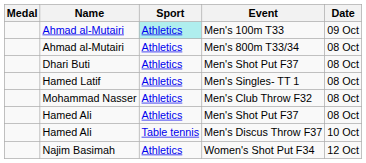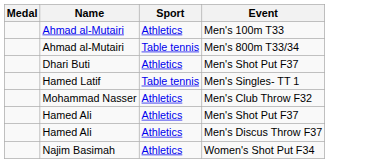- column: (343, 13)
(162, 30) paleturquoise background -> (162, 30) no background
(162, 47) Athletics -> (170, 47) Table tennis
(162, 81) Athletics -> (170, 81) Table tennis
(170, 133) Table tennis -> (162, 133) Athletics
